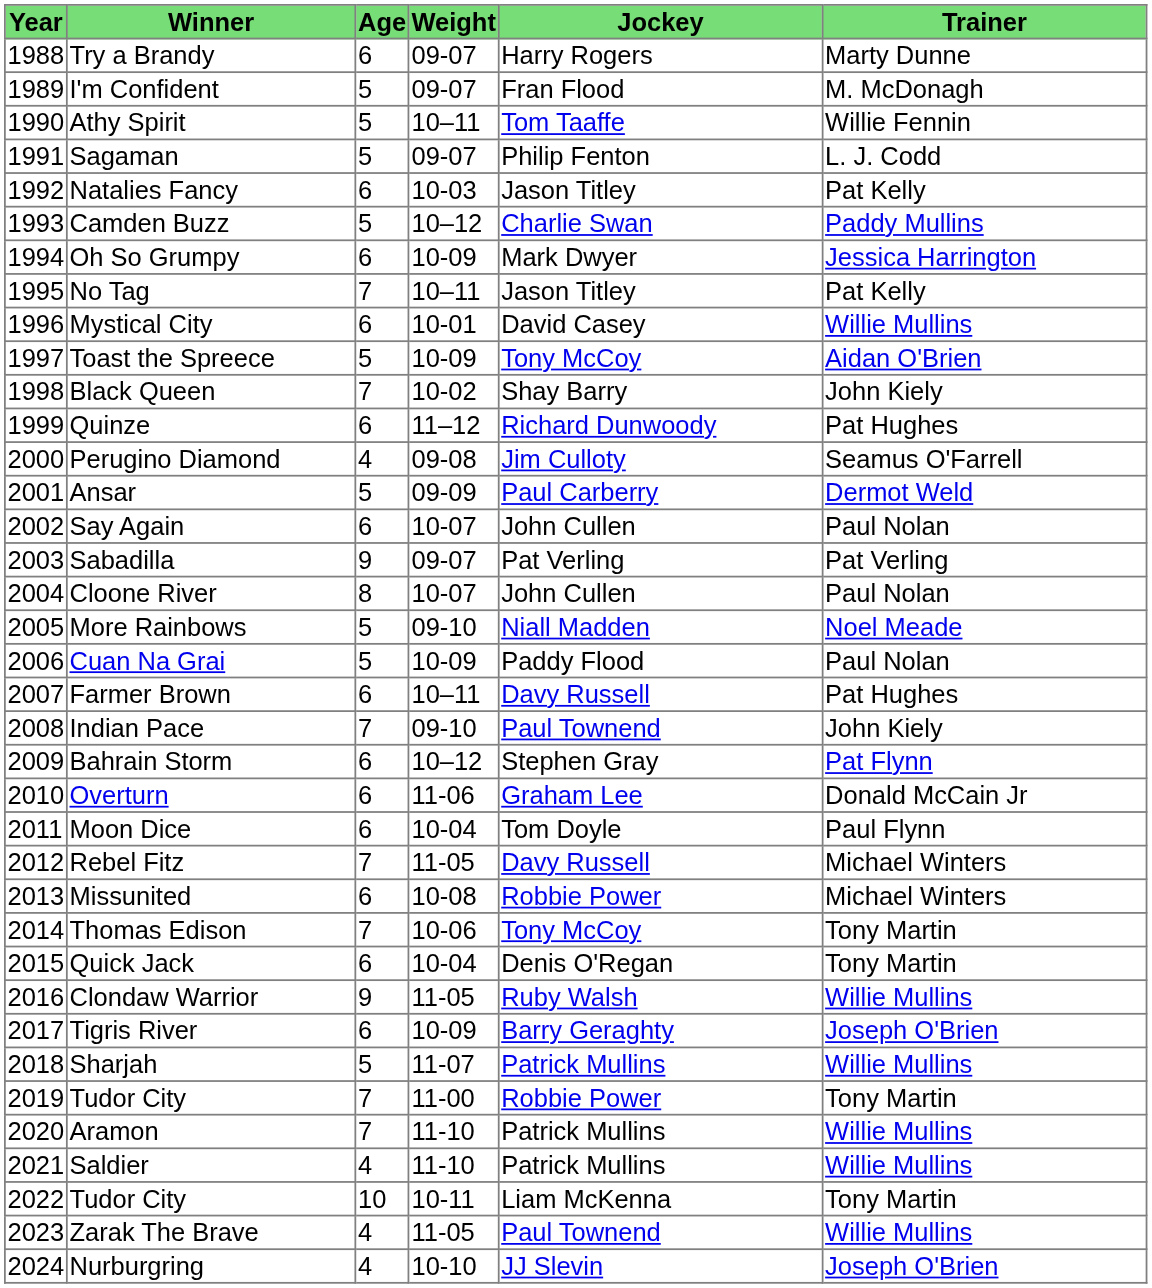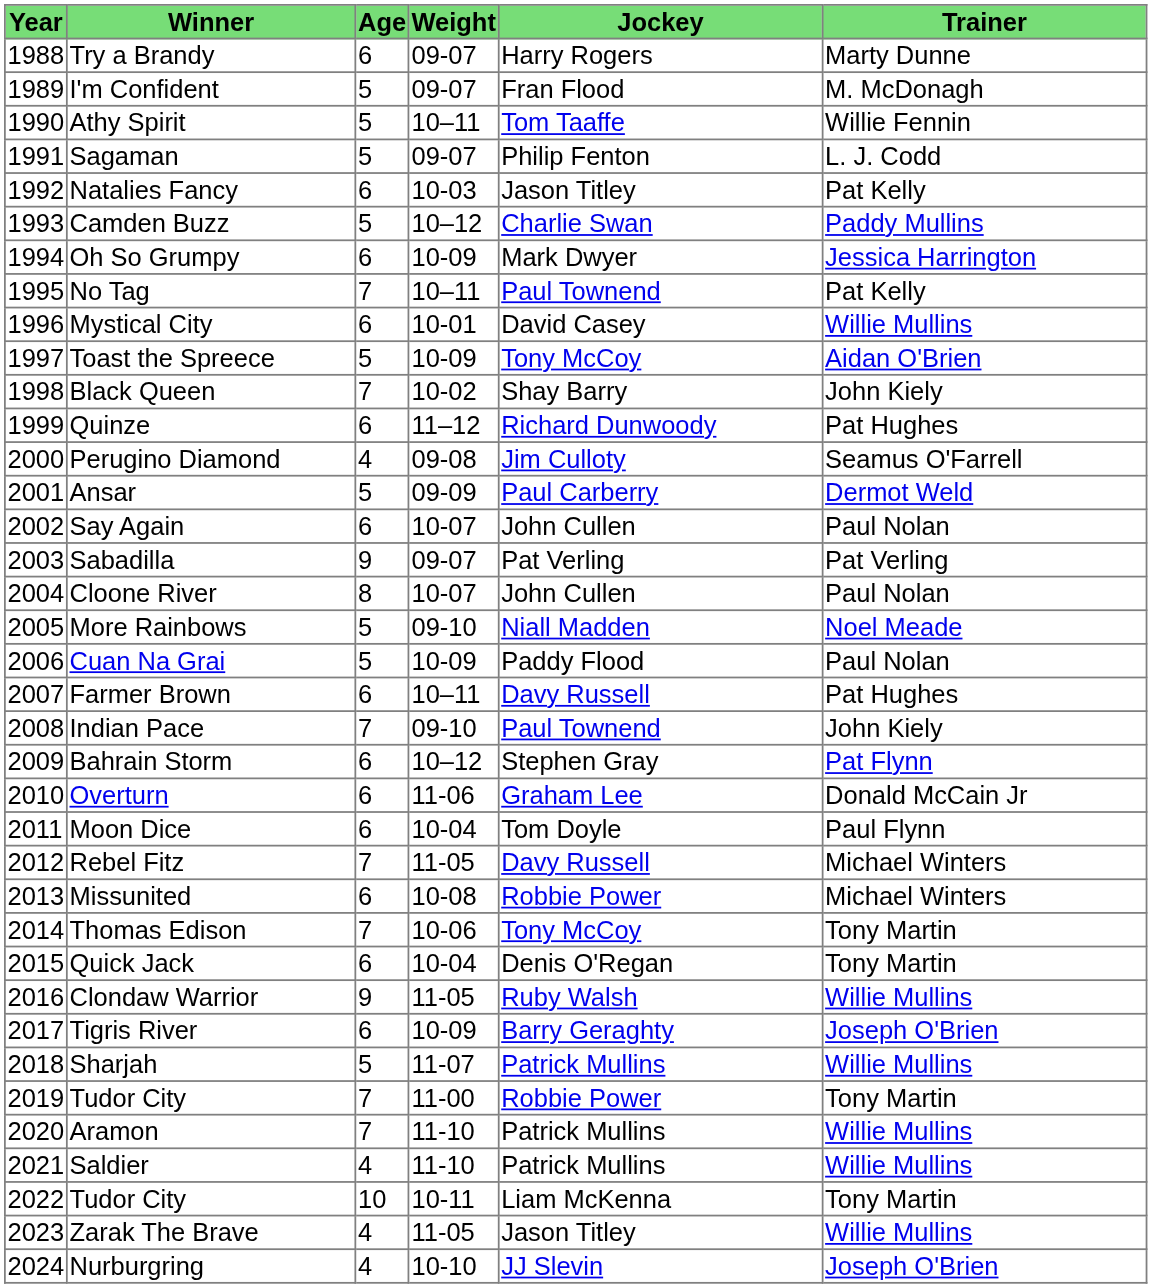(568, 291) Jason Titley -> (581, 291) Paul Townend
(581, 1232) Paul Townend -> (568, 1232) Jason Titley
